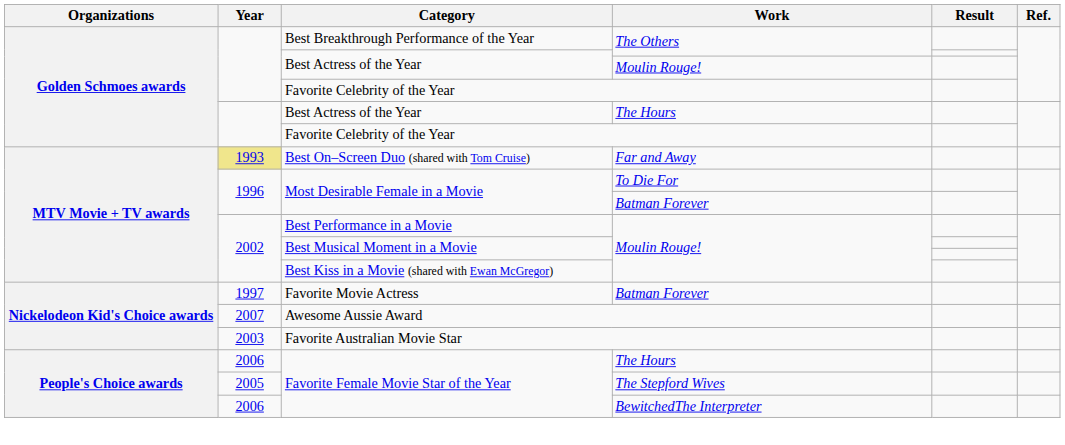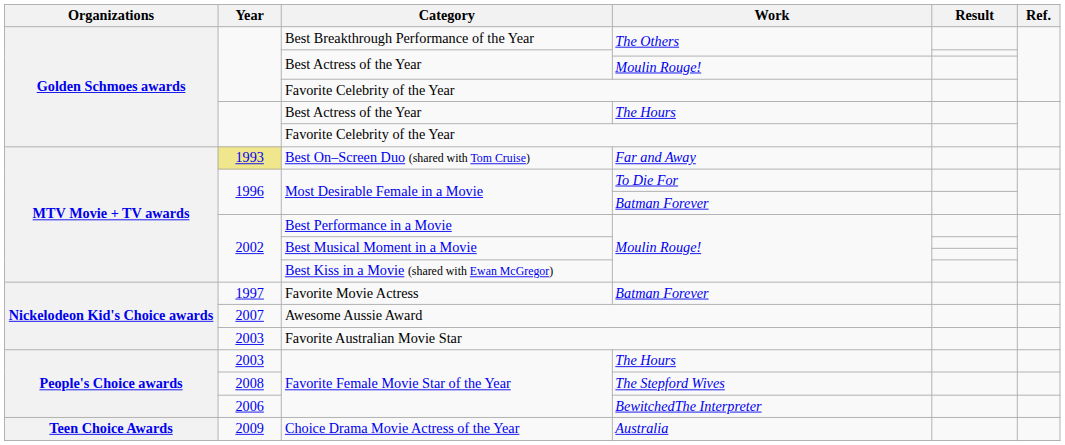(250, 361) 2006 -> (250, 361) 2003
(250, 383) 2005 -> (250, 383) 2008
+ row: (402, 428)
